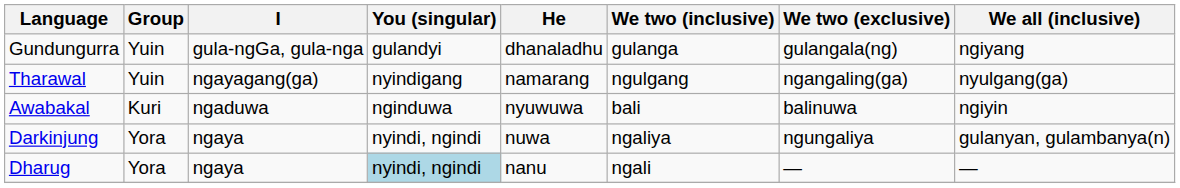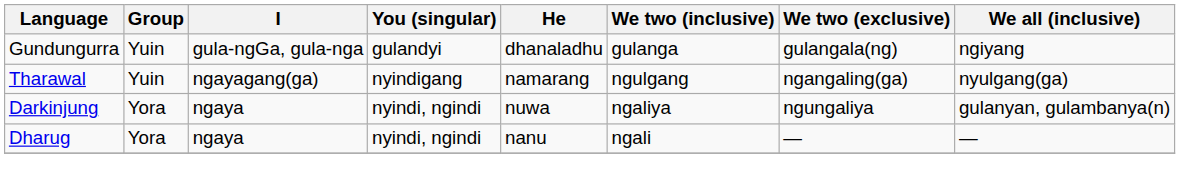- row: (49, 108)
(427, 167) lightblue background -> (427, 138) no background
